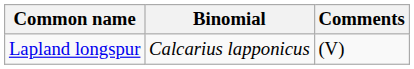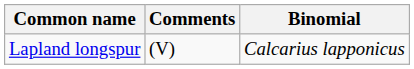columns swapped: (229, 19) <-> (362, 19)
